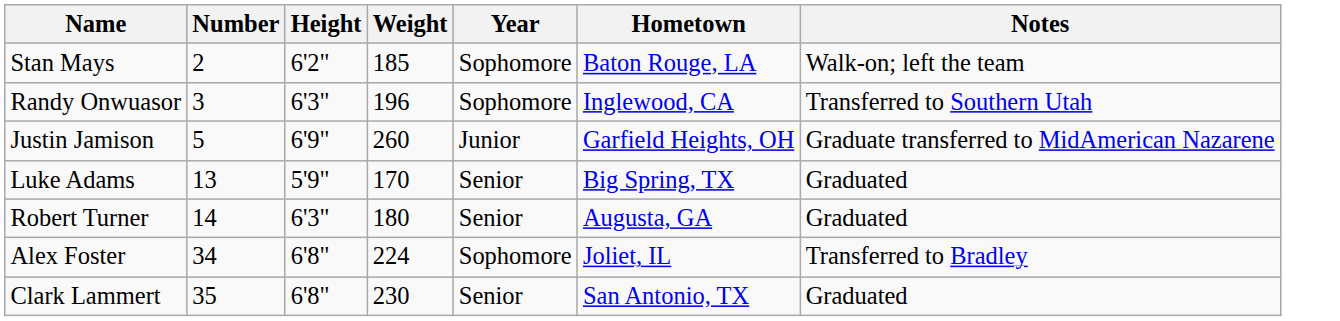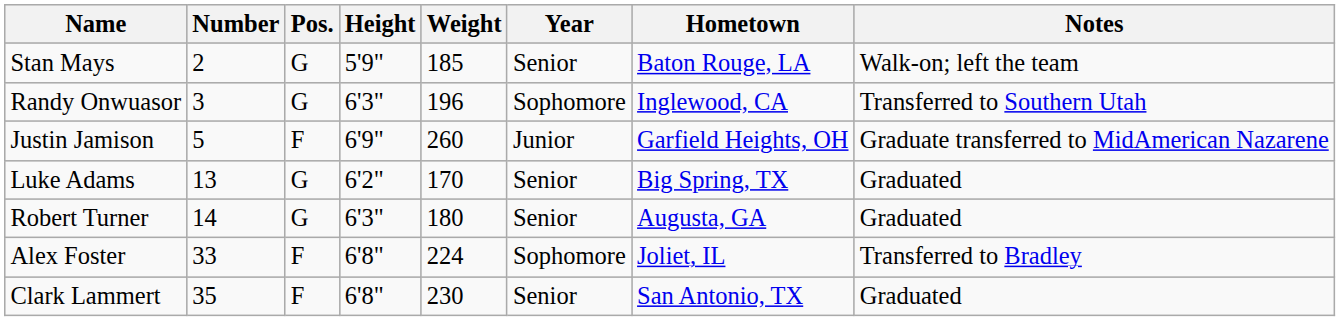+ column: (312, 23)
(310, 62) 6'2" -> (364, 62) 5'9"
(515, 62) Sophomore -> (545, 62) Senior
(310, 179) 5'9" -> (364, 179) 6'2"
(205, 256) 34 -> (205, 256) 33
